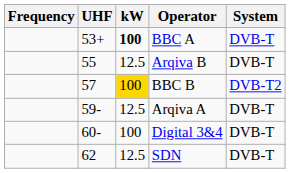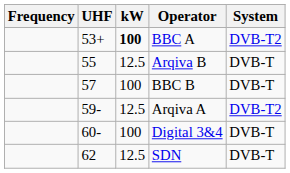(252, 39) DVB-T -> (256, 39) DVB-T2
(130, 86) gold background -> (130, 86) no background
(256, 86) DVB-T2 -> (252, 86) DVB-T
(252, 109) DVB-T -> (256, 109) DVB-T2
